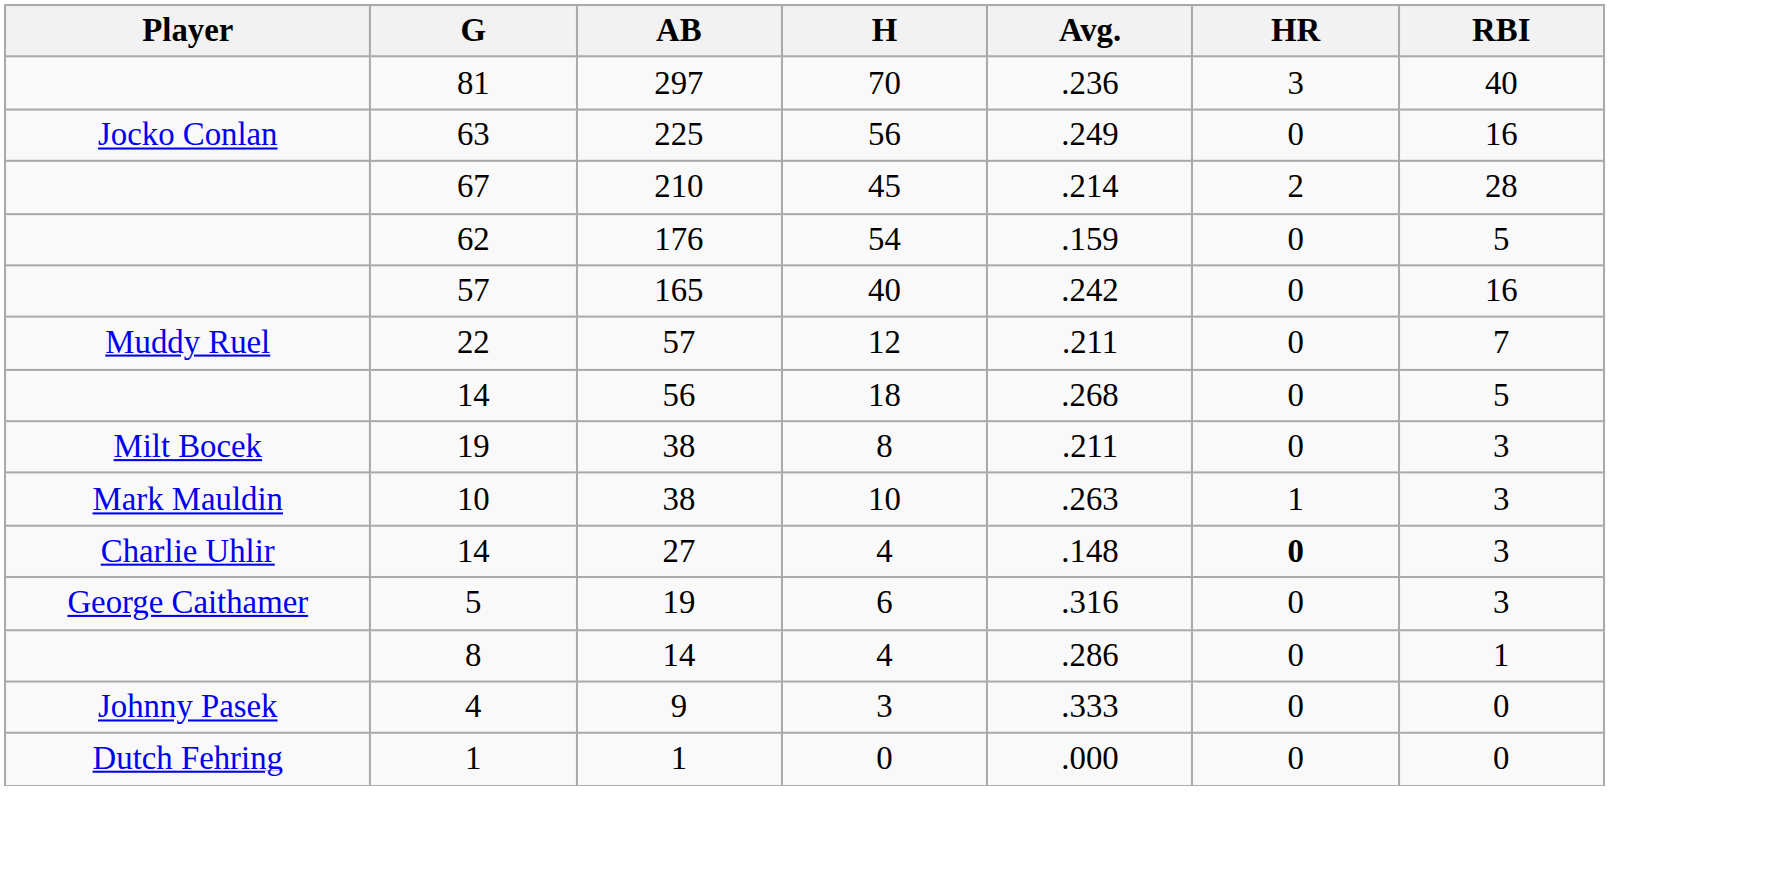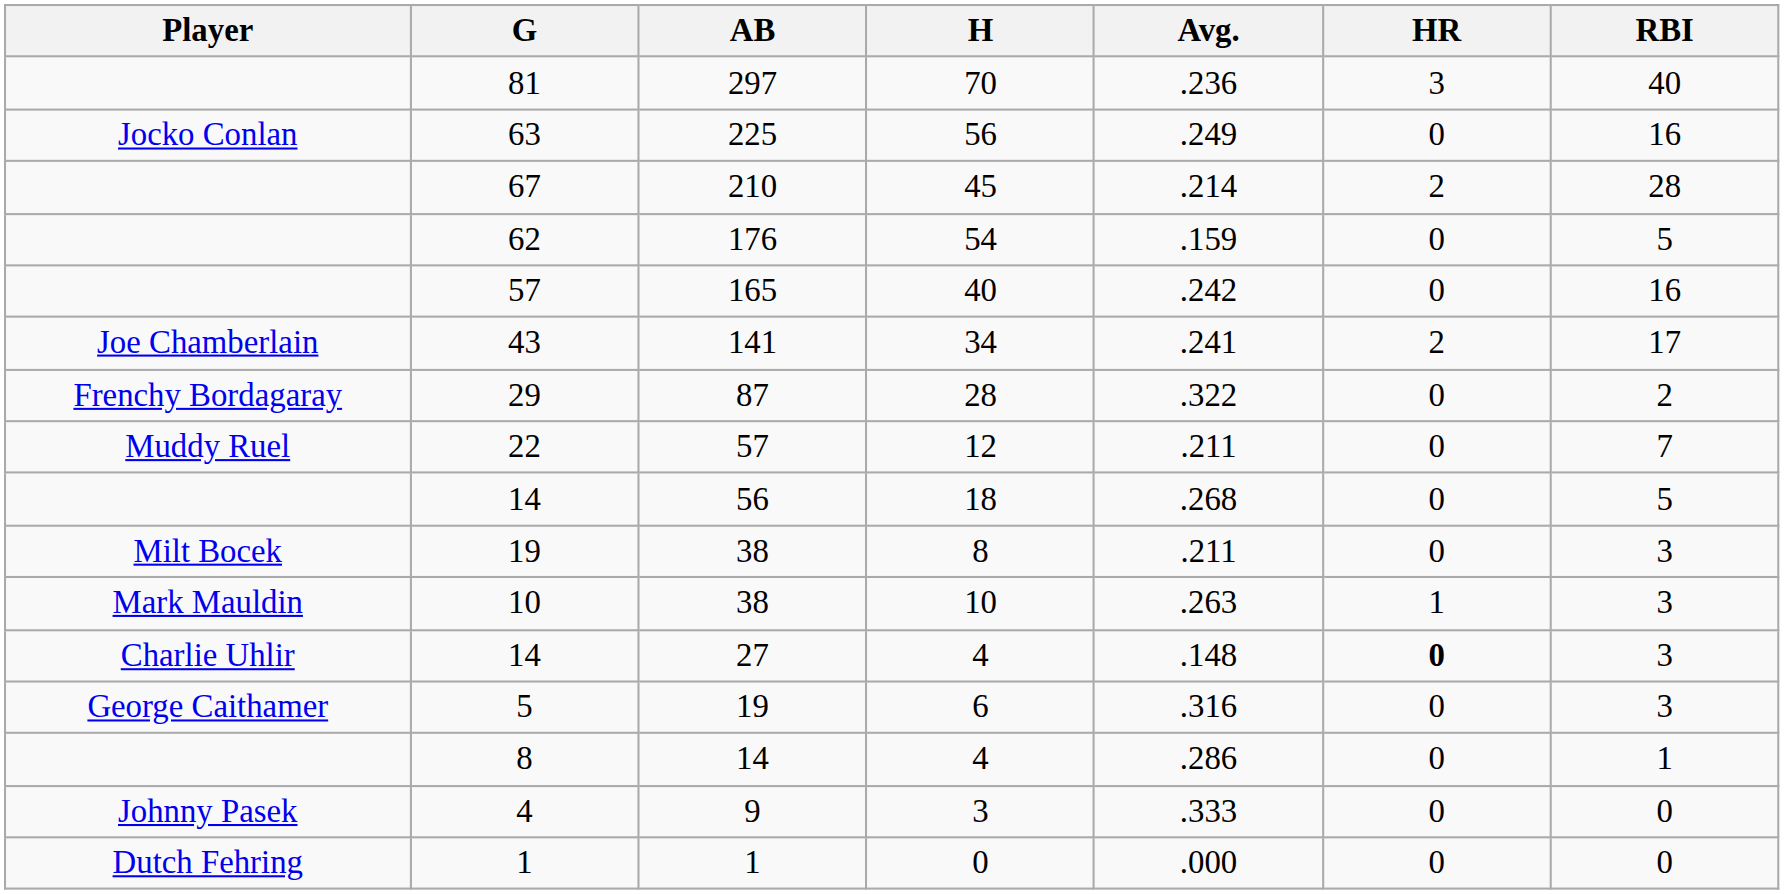+ row: (524, 342)
+ row: (524, 394)
